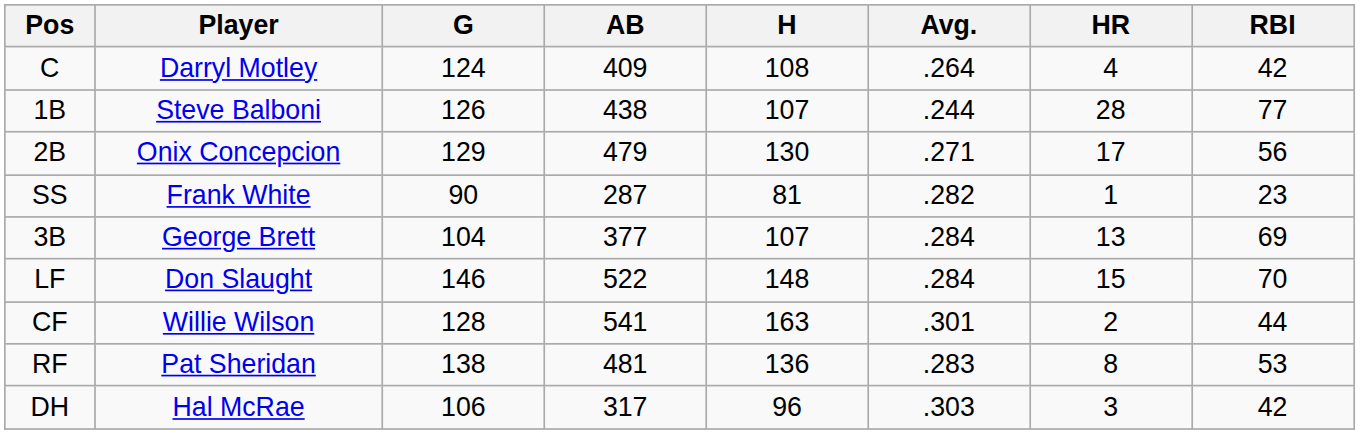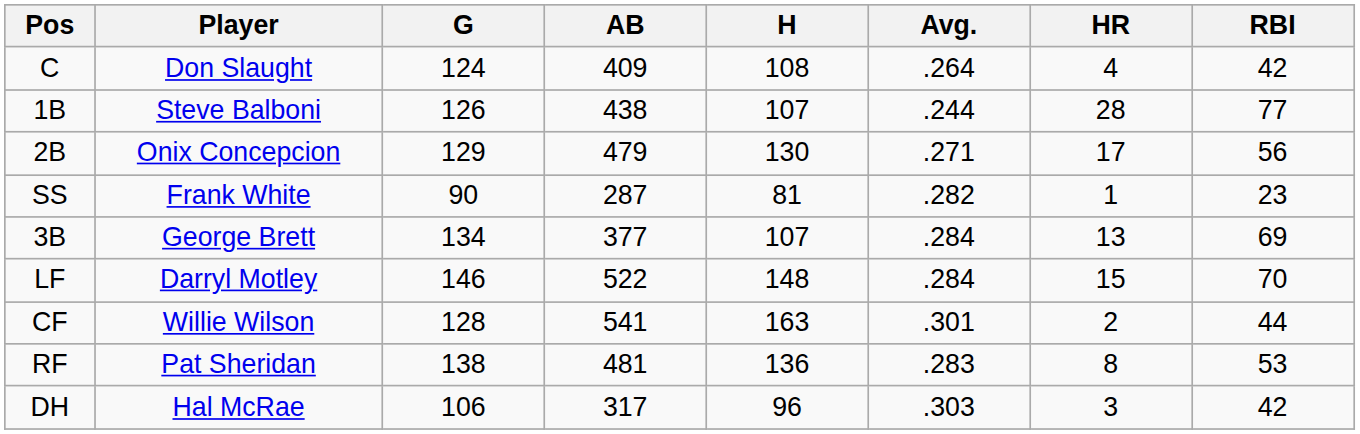(239, 68) Darryl Motley -> (239, 68) Don Slaught
(463, 237) 104 -> (463, 237) 134
(239, 279) Don Slaught -> (239, 279) Darryl Motley
